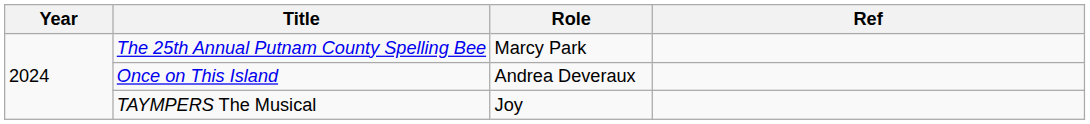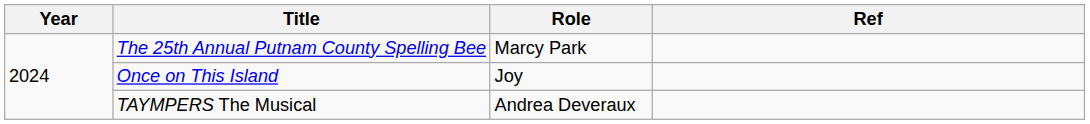(565, 77) Andrea Deveraux -> (509, 77) Joy
(509, 105) Joy -> (565, 105) Andrea Deveraux
